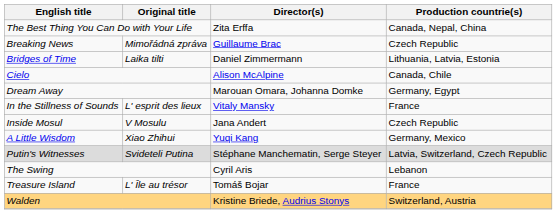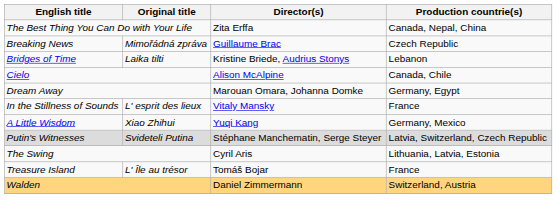(258, 59) Daniel Zimmermann -> (281, 59) Kristine Briede, Audrius Stonys
(444, 59) Lithuania, Latvia, Estonia -> (408, 59) Lebanon
- row: (34, 122)
(408, 169) Lebanon -> (444, 153) Lithuania, Latvia, Estonia
(281, 201) Kristine Briede, Audrius Stonys -> (258, 185) Daniel Zimmermann
